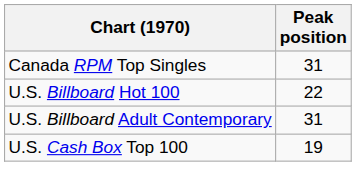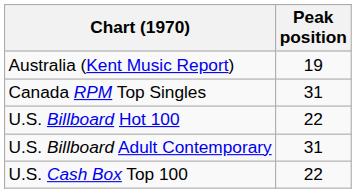+ row: (121, 65)
(313, 147) 19 -> (313, 174) 22
